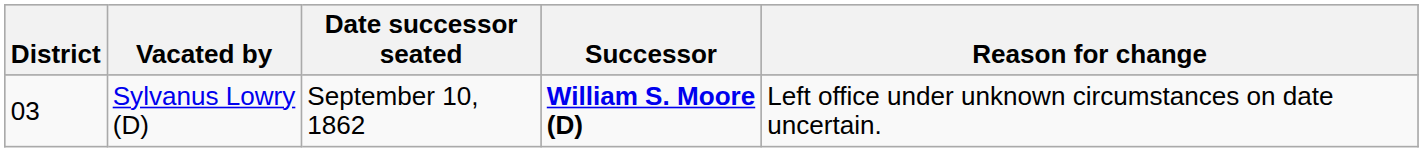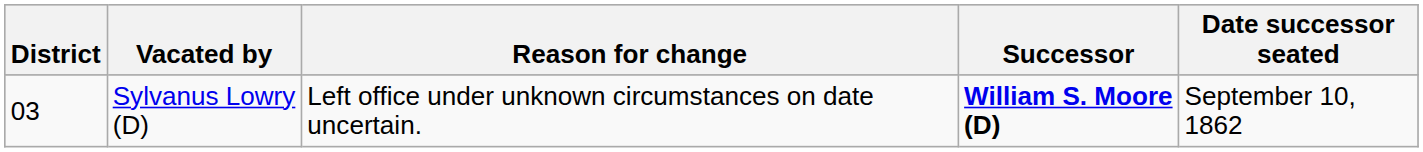columns swapped: (1090, 54) <-> (421, 39)
